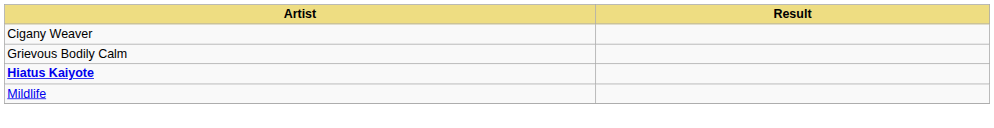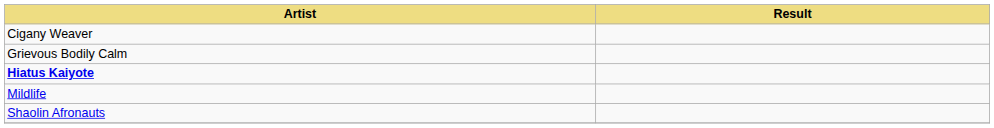+ row: (56, 113)
